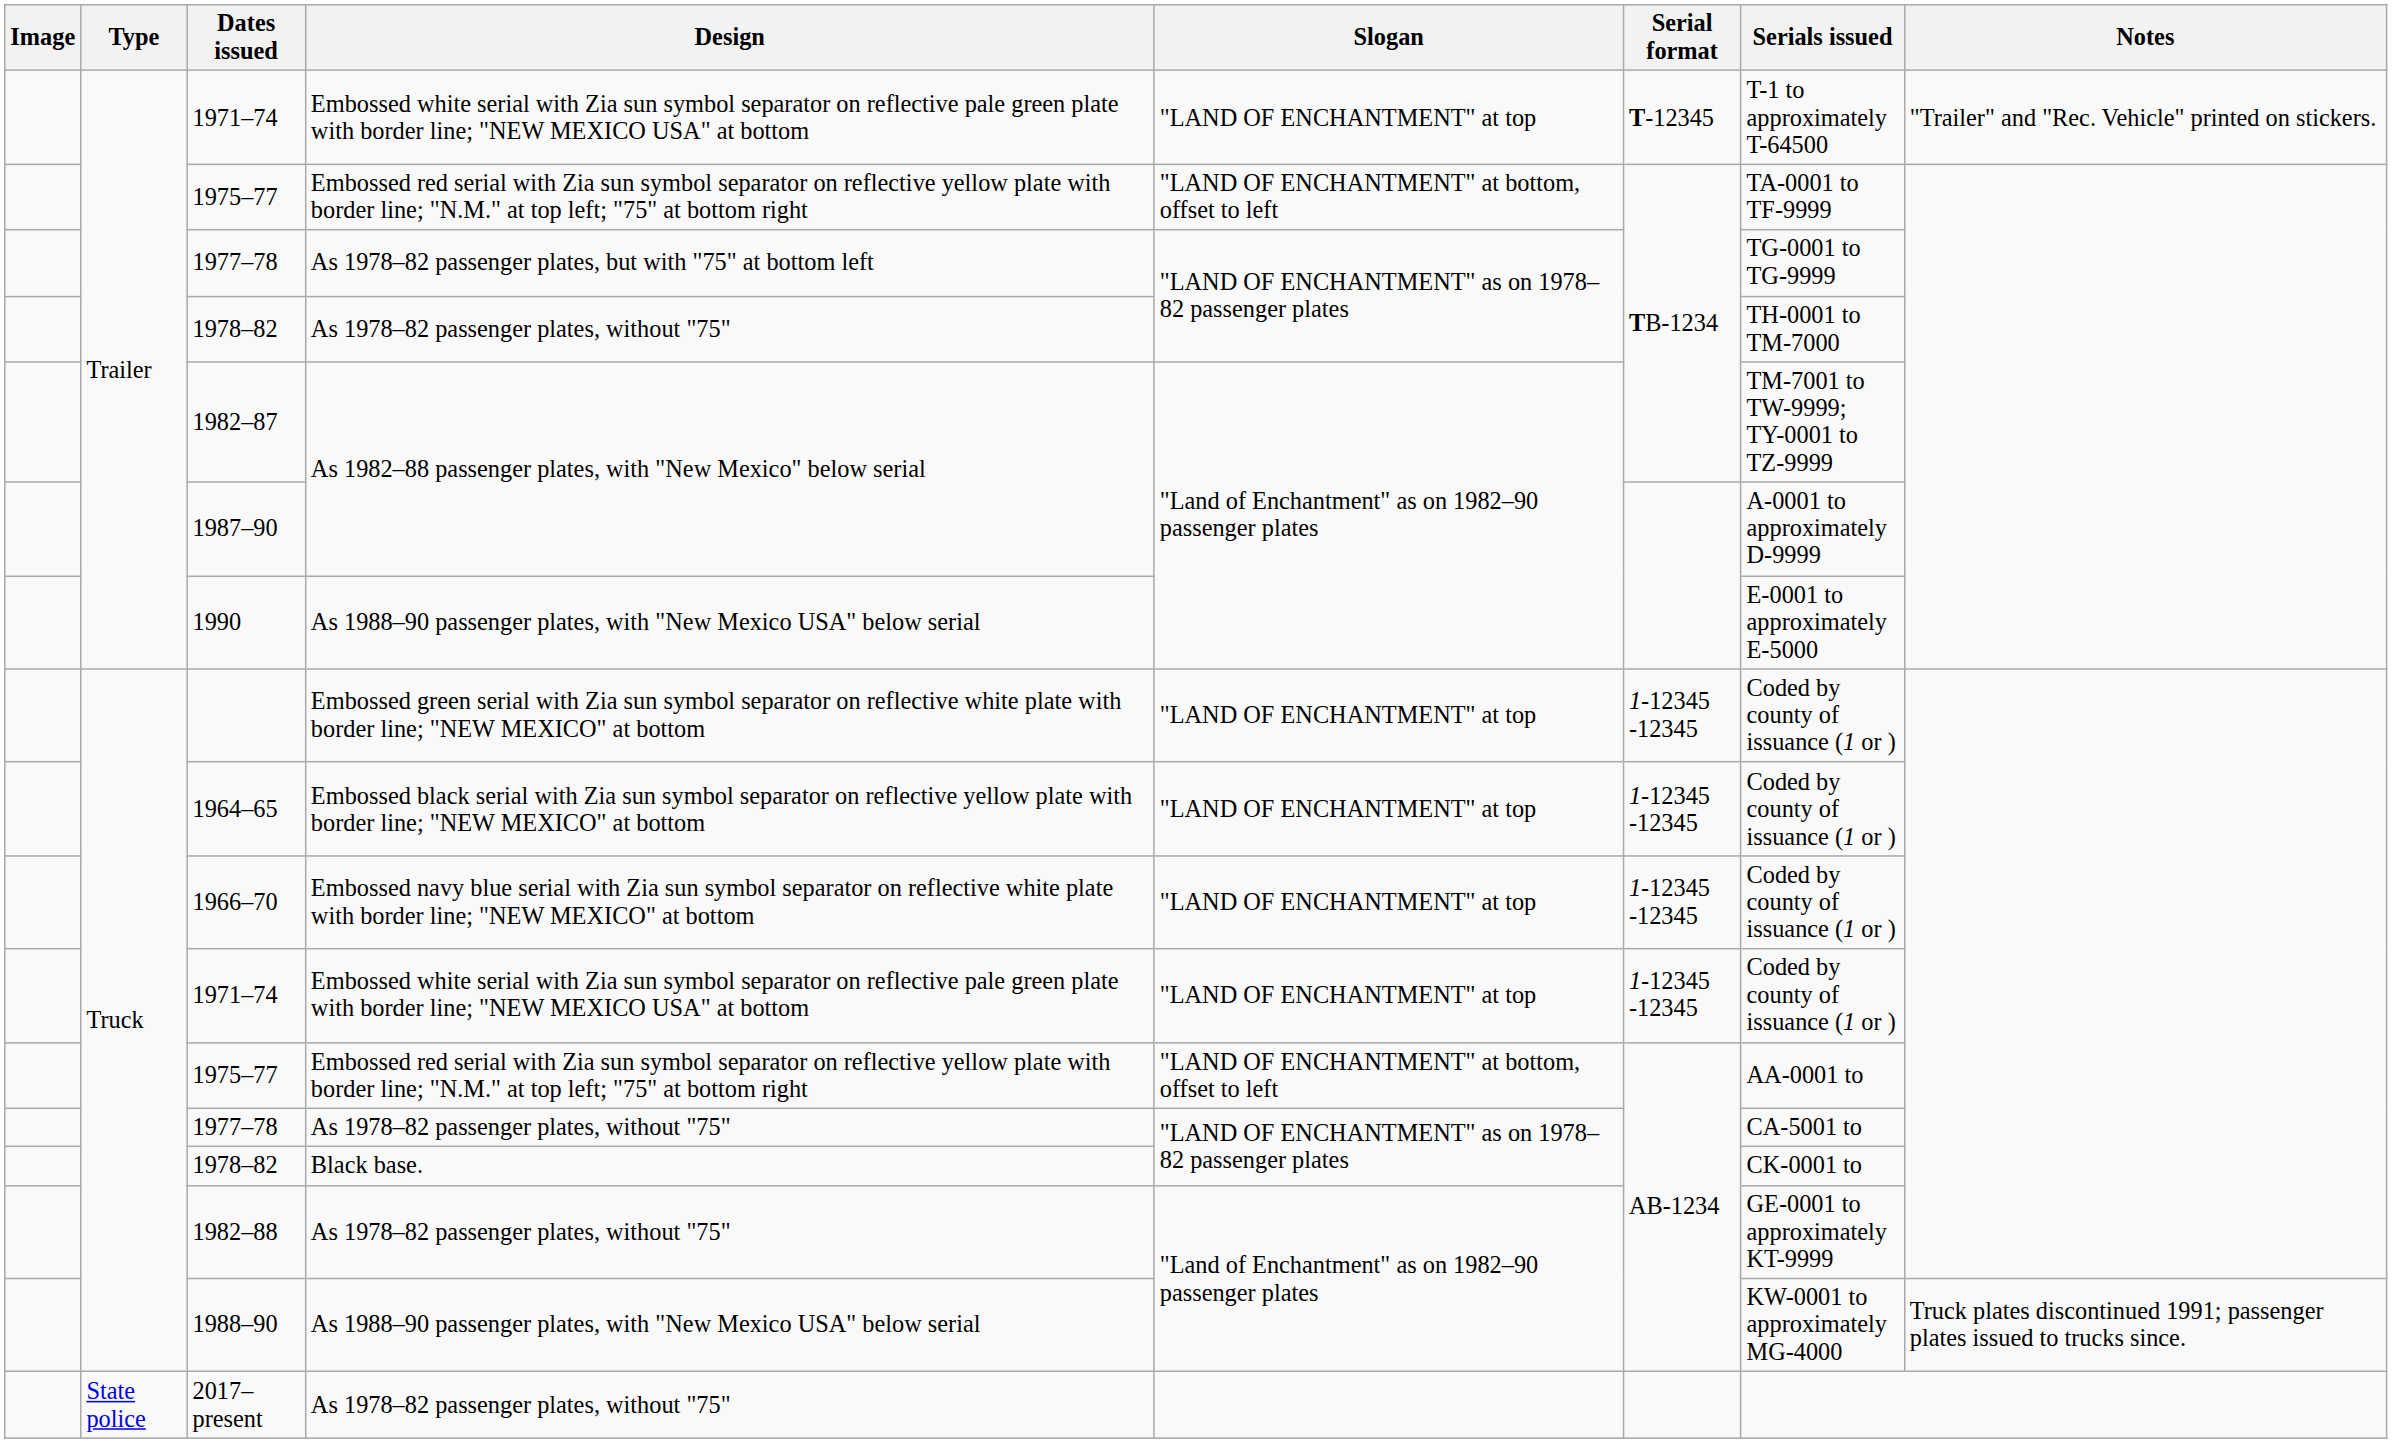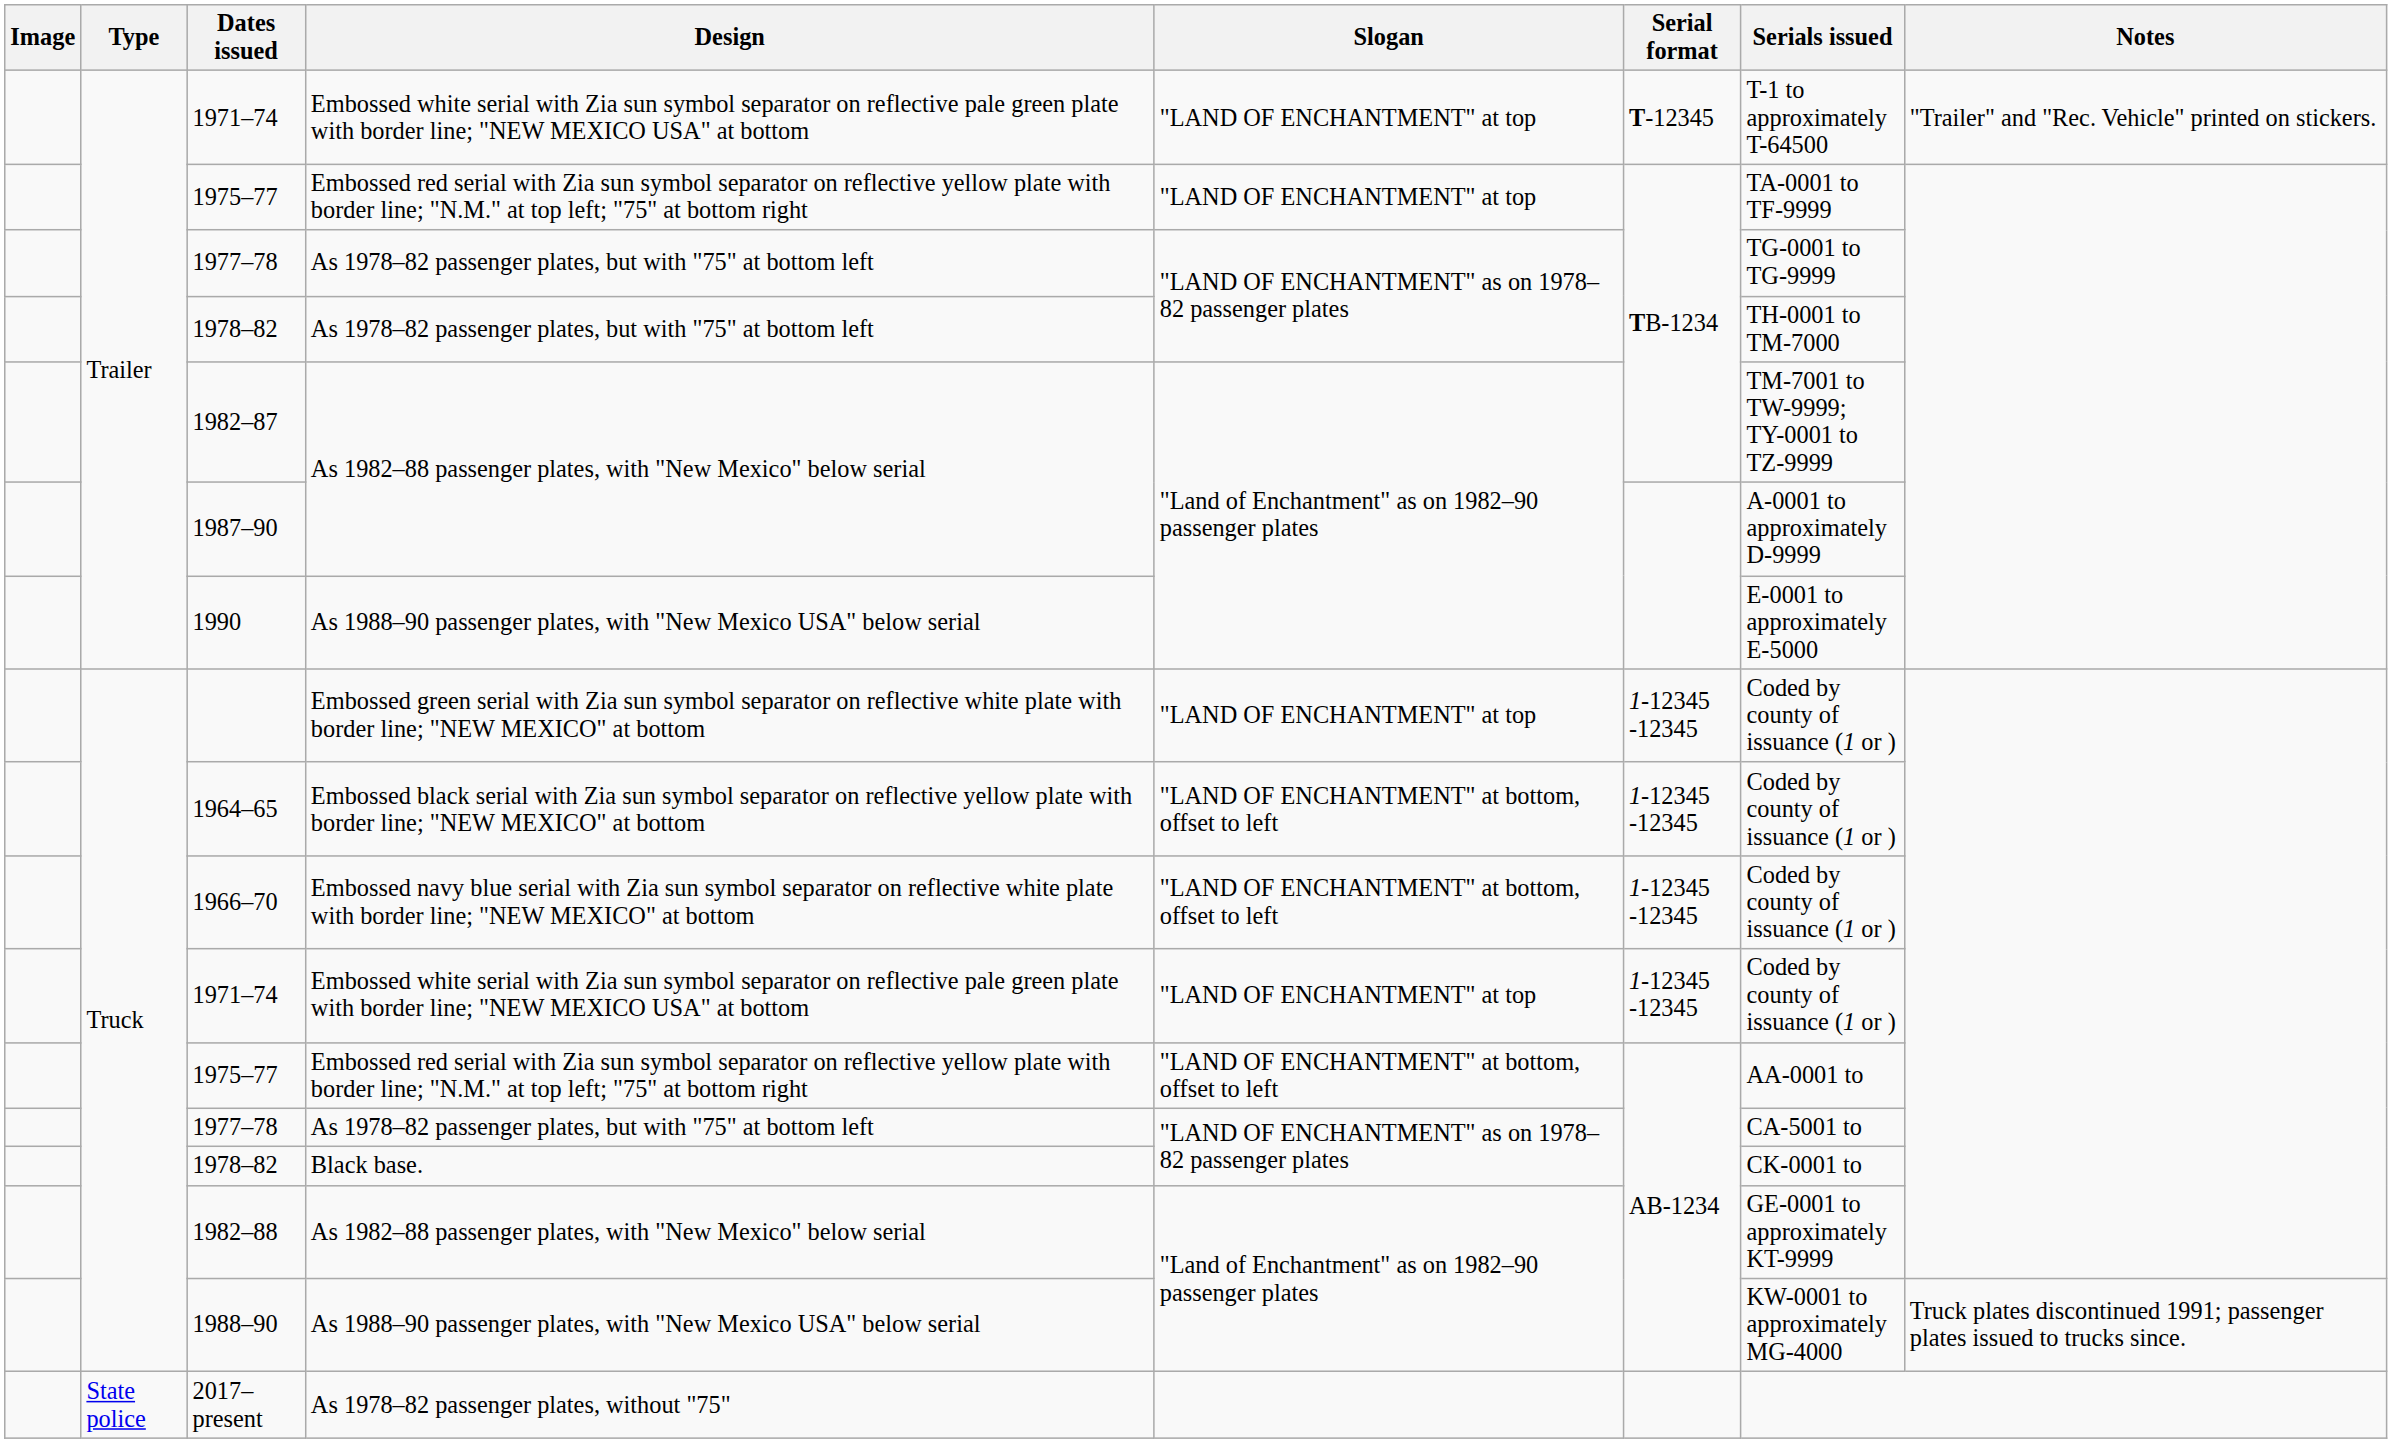(1370, 196) "LAND OF ENCHANTMENT" at bottom, offset to left -> (1348, 196) "LAND OF ENCHANTMENT" at top
(521, 328) As 1978–82 passenger plates, without "75" -> (592, 328) As 1978–82 passenger plates, but with "75" at bottom left
(1348, 808) "LAND OF ENCHANTMENT" at top -> (1370, 808) "LAND OF ENCHANTMENT" at bottom, offset to left
(1348, 901) "LAND OF ENCHANTMENT" at top -> (1370, 901) "LAND OF ENCHANTMENT" at bottom, offset to left
(521, 1127) As 1978–82 passenger plates, without "75" -> (592, 1127) As 1978–82 passenger plates, but with "75" at bottom left
(521, 1231) As 1978–82 passenger plates, without "75" -> (618, 1231) As 1982–88 passenger plates, with "New Mexico" below serial
